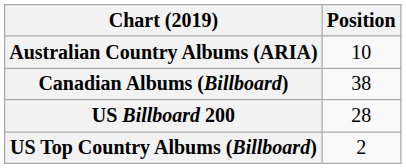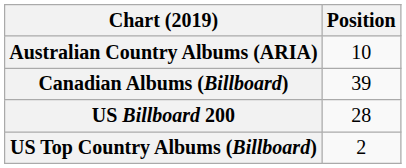(361, 83) 38 -> (361, 83) 39
